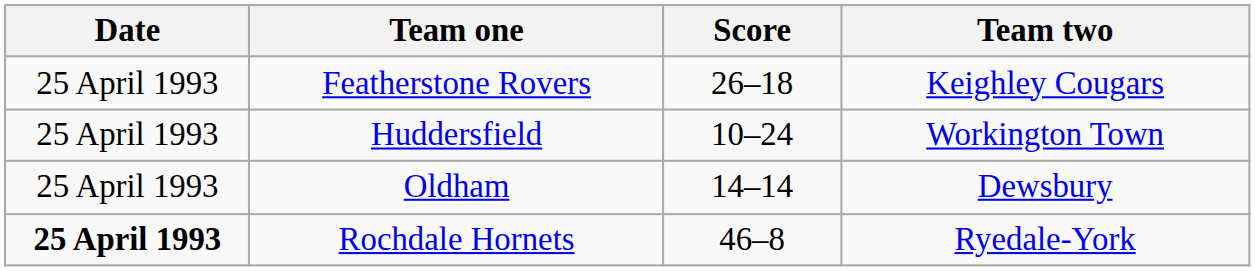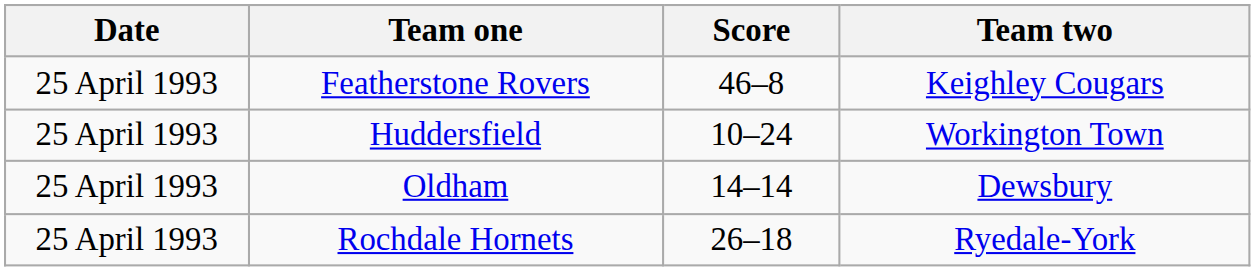(752, 82) 26–18 -> (751, 82) 46–8
(127, 238) bold -> (127, 238) normal
(752, 238) 46–8 -> (751, 238) 26–18
